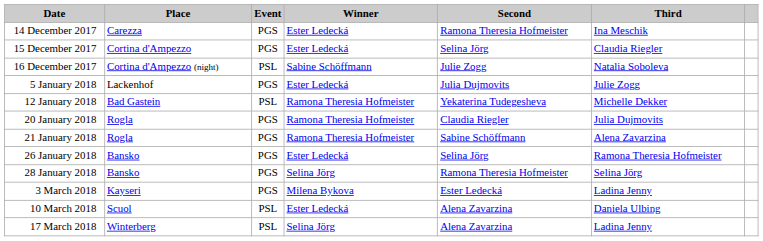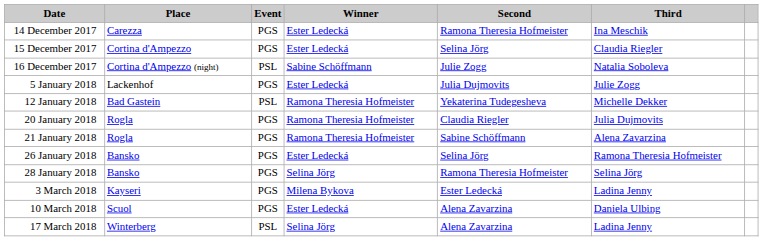(268, 208) PSL -> (268, 208) PGS
